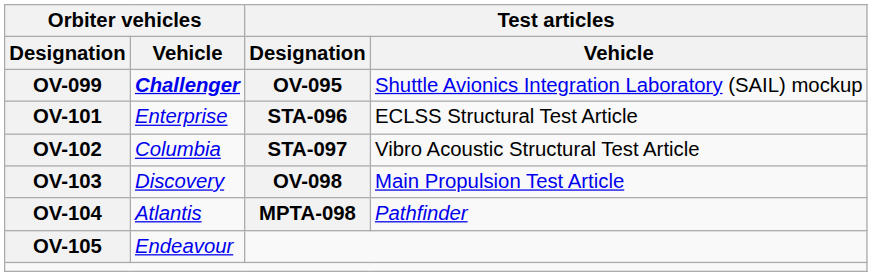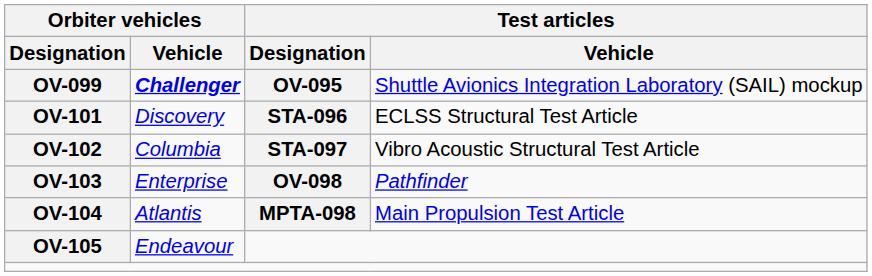(181, 117) Enterprise -> (180, 117) Discovery
(180, 181) Discovery -> (181, 181) Enterprise
(500, 181) Main Propulsion Test Article -> (421, 181) Pathfinder
(421, 213) Pathfinder -> (500, 213) Main Propulsion Test Article
